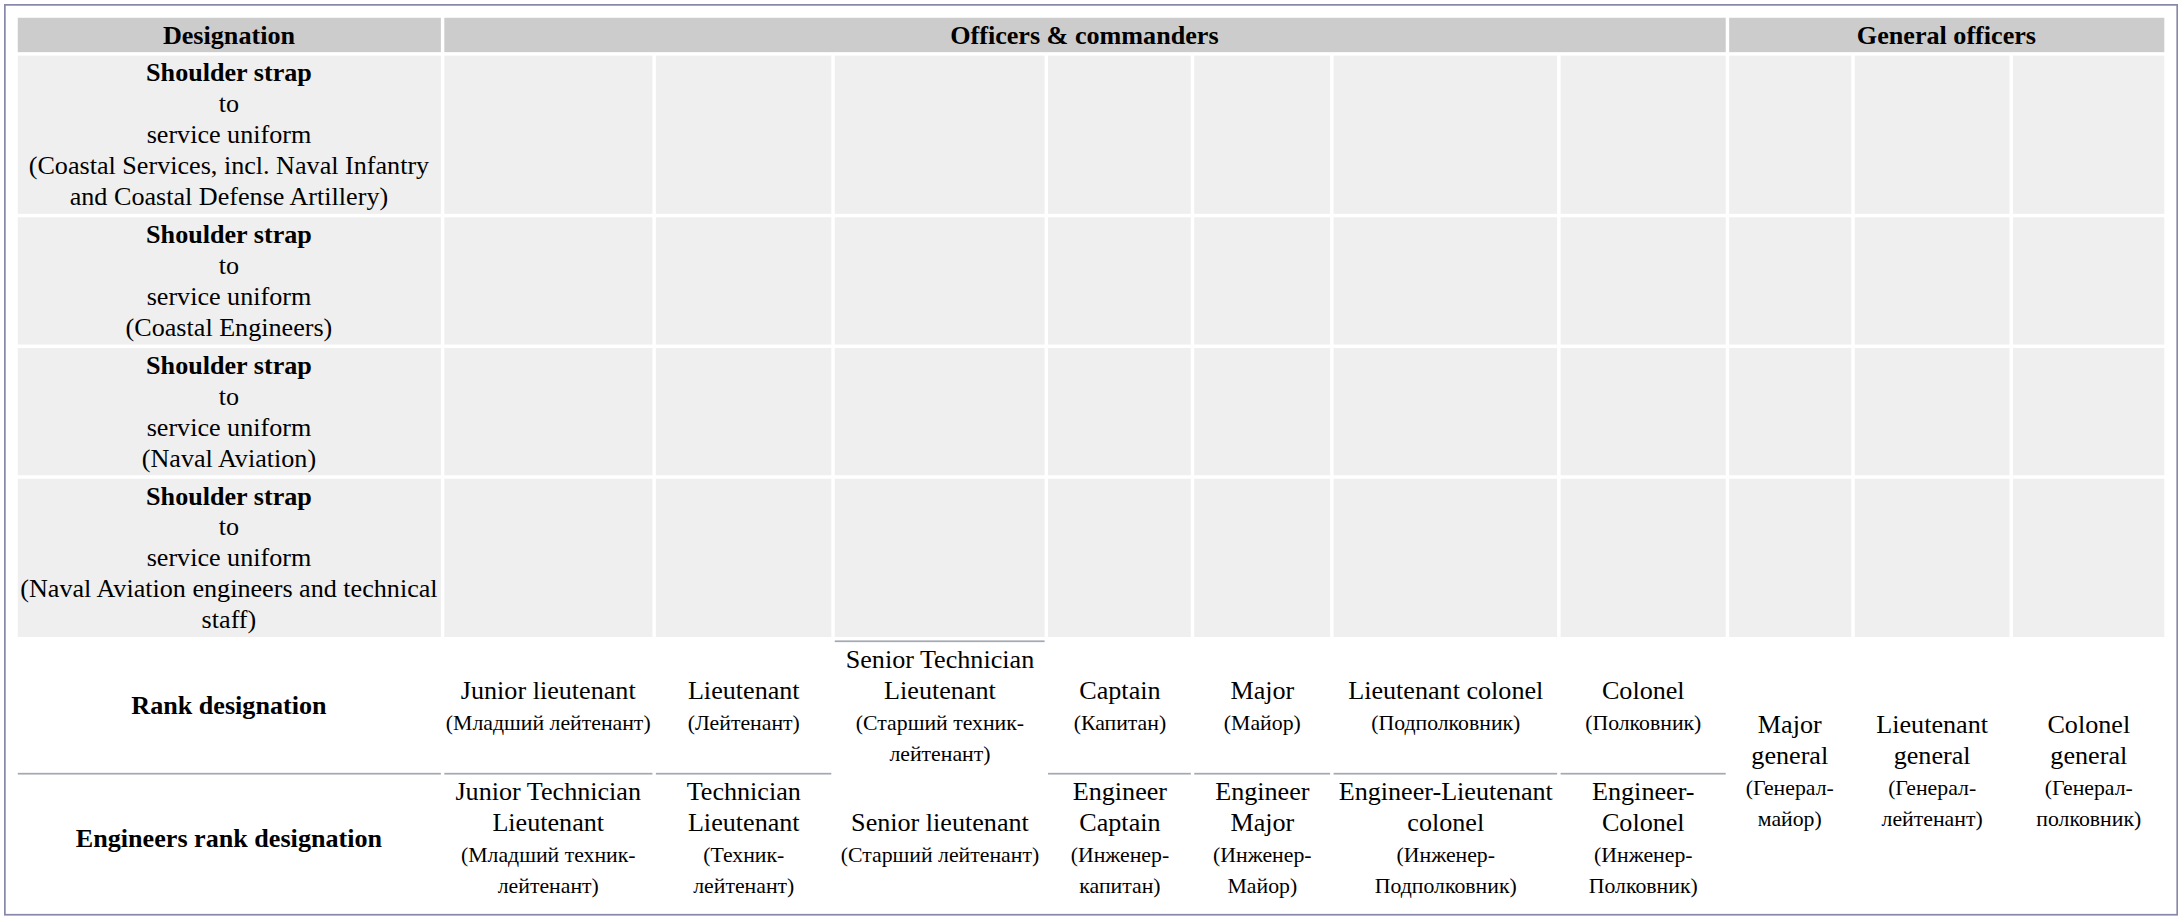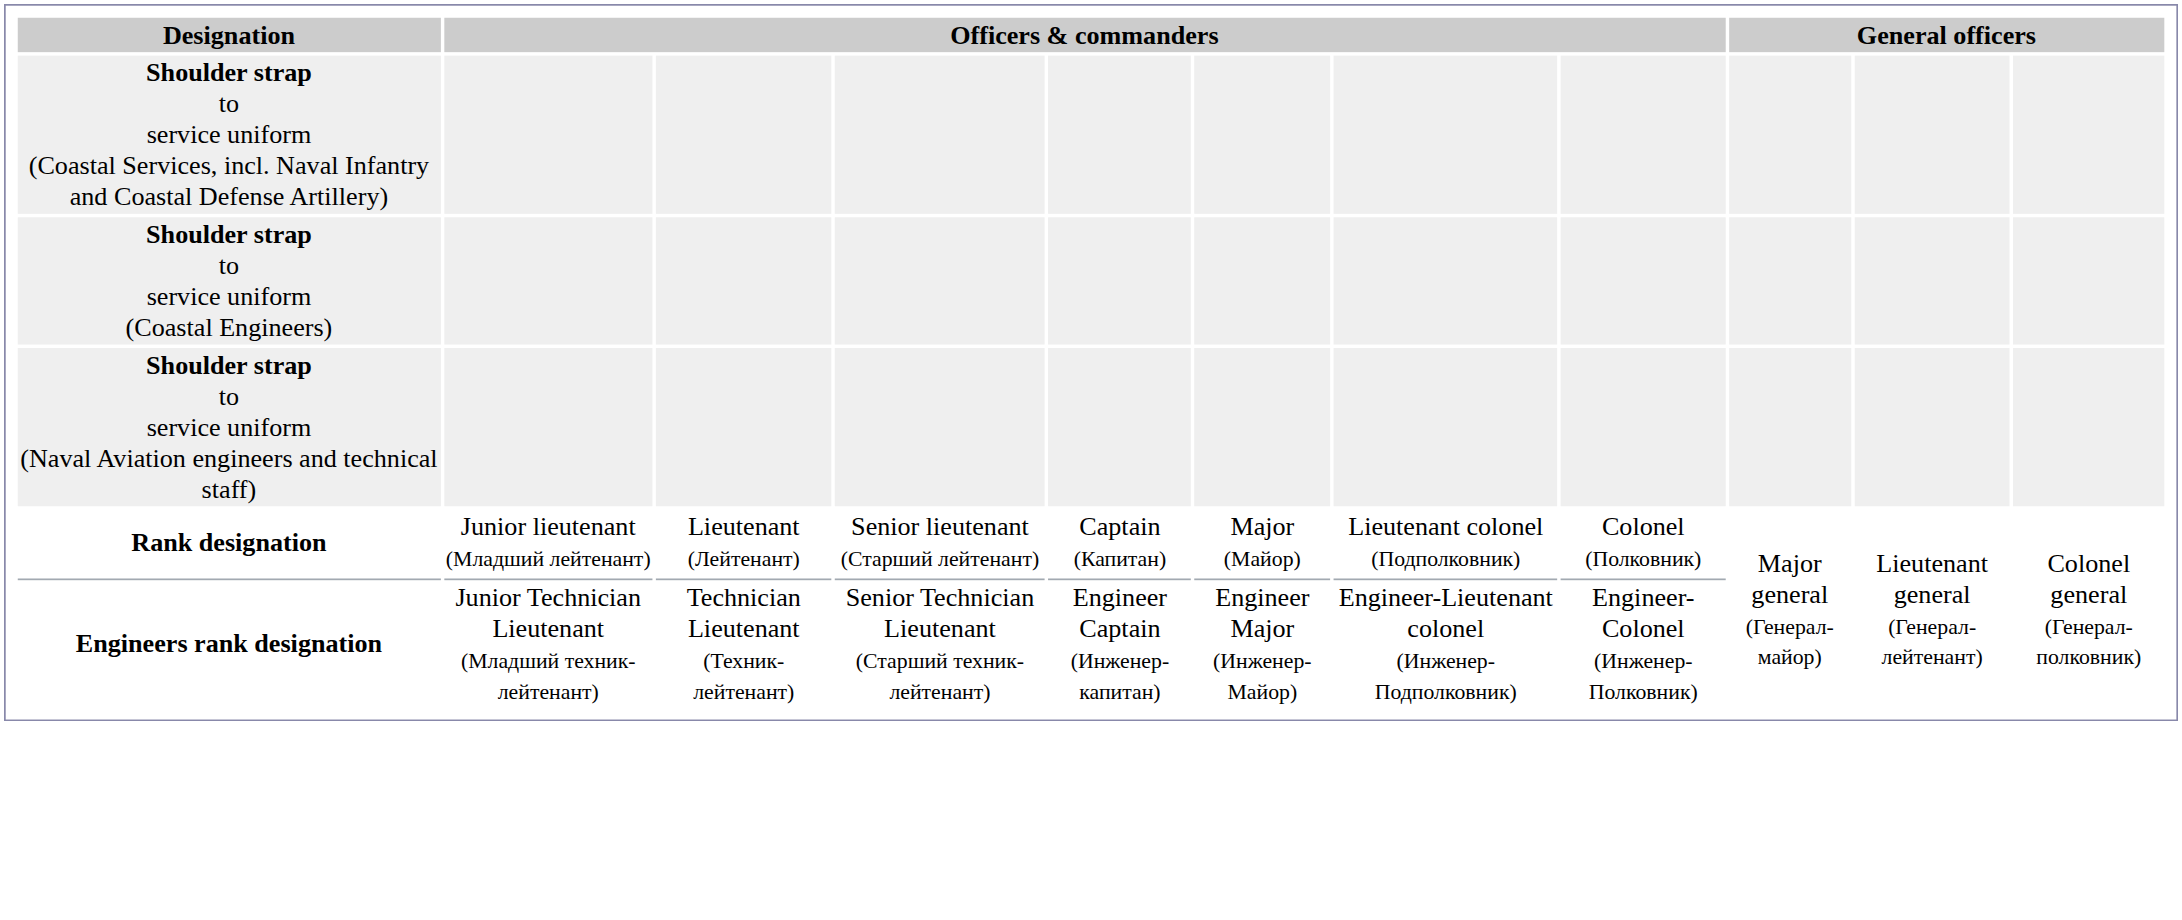- row: (229, 411)
(940, 705) Senior Technician Lieutenant (Старший техник-лейтенант) -> (940, 542) Senior lieutenant (Старший лейтенант)
(940, 836) Senior lieutenant (Старший лейтенант) -> (940, 643) Senior Technician Lieutenant (Старший техник-лейтенант)
